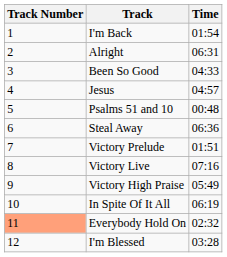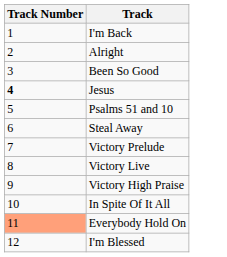- column: (205, 14)
(10, 90) normal -> (10, 90) bold
